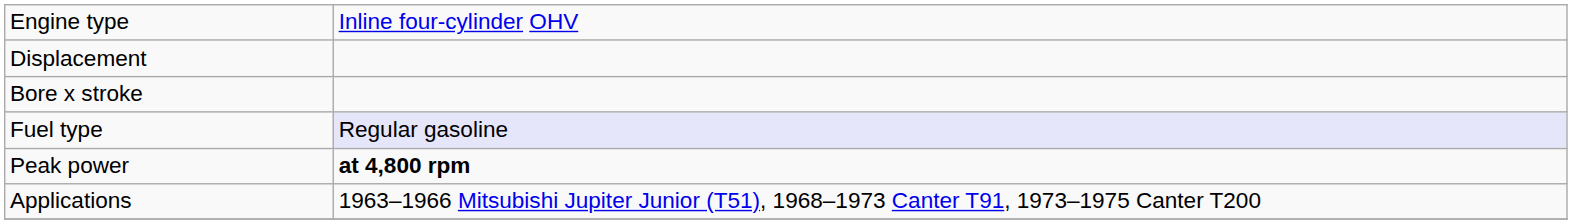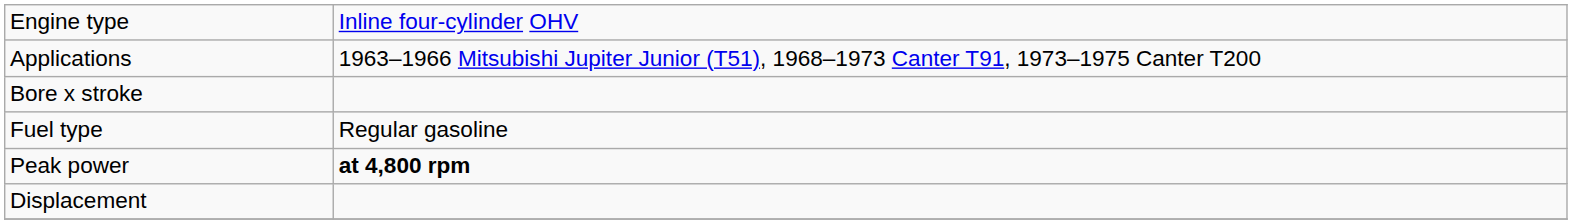rows swapped: (78, 58) <-> (71, 201)
(423, 129) lavender background -> (423, 129) no background
